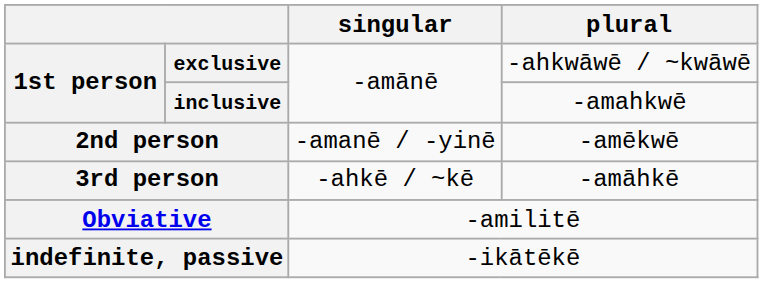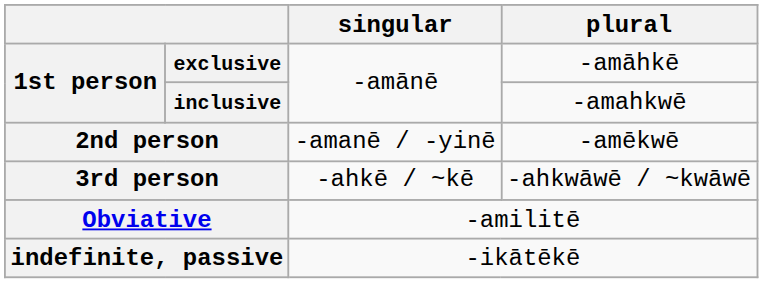(629, 63) -ahkwāwē / ~kwāwē -> (629, 63) -amāhkē
(629, 180) -amāhkē -> (629, 180) -ahkwāwē / ~kwāwē
